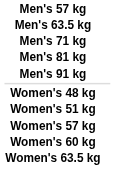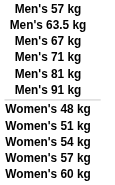+ row: (48, 41)
+ row: (48, 142)
- row: (53, 158)
